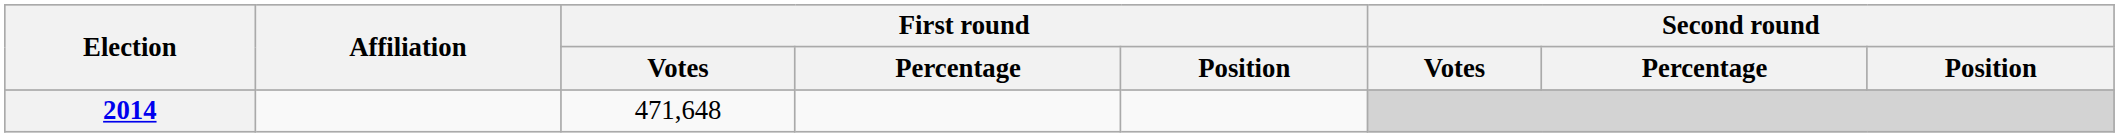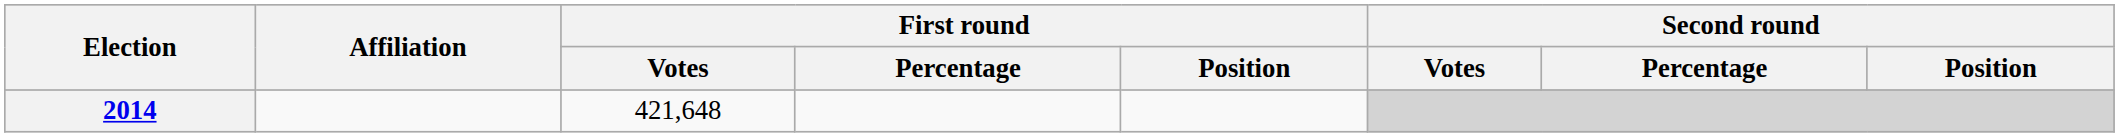(678, 110) 471,648 -> (678, 110) 421,648
